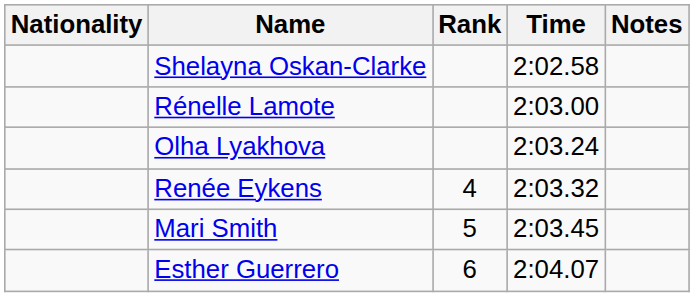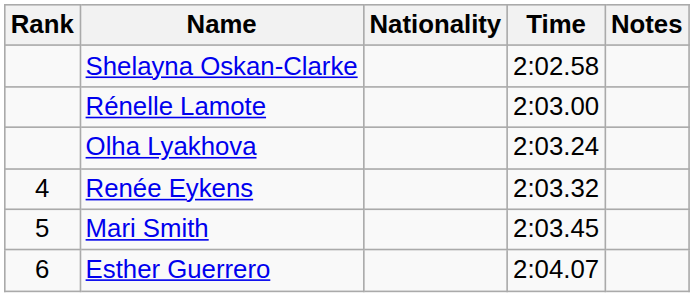columns swapped: (470, 24) <-> (77, 24)
